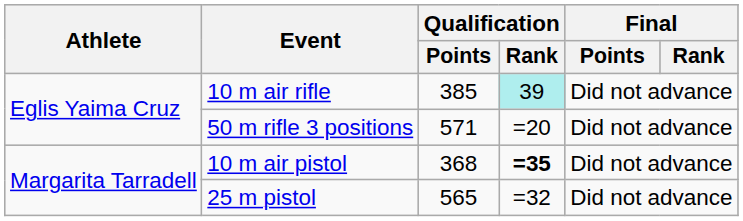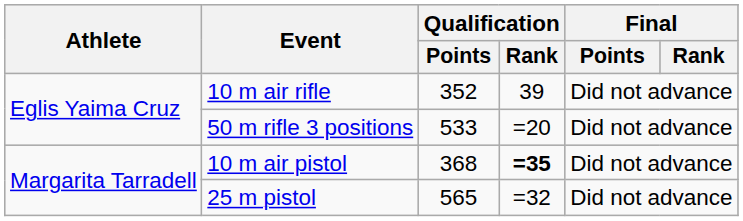(459, 92) 385 -> (459, 92) 352
(532, 92) paleturquoise background -> (532, 92) no background
(459, 127) 571 -> (459, 127) 533
